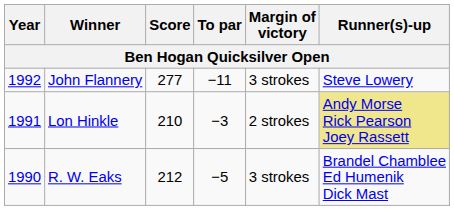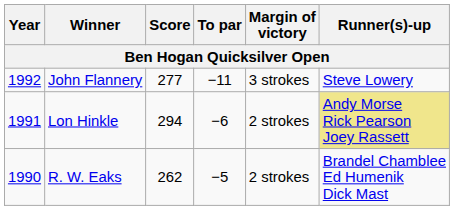(170, 121) 210 -> (170, 121) 294
(220, 121) −3 -> (220, 121) −6
(170, 177) 212 -> (170, 177) 262
(279, 177) 3 strokes -> (279, 177) 2 strokes
